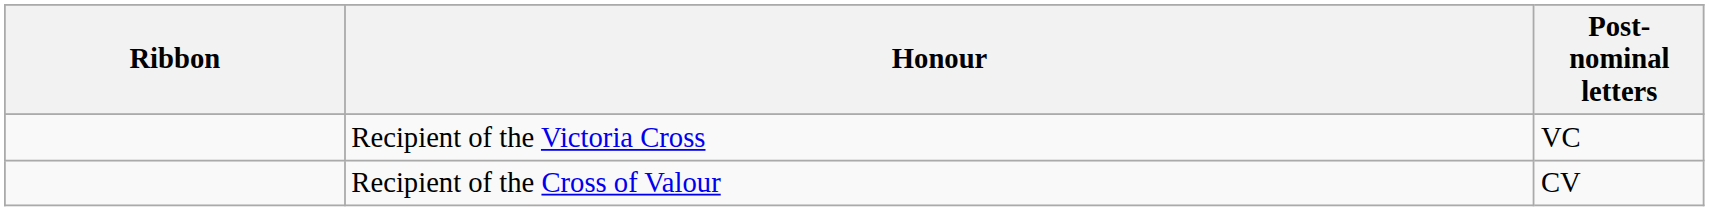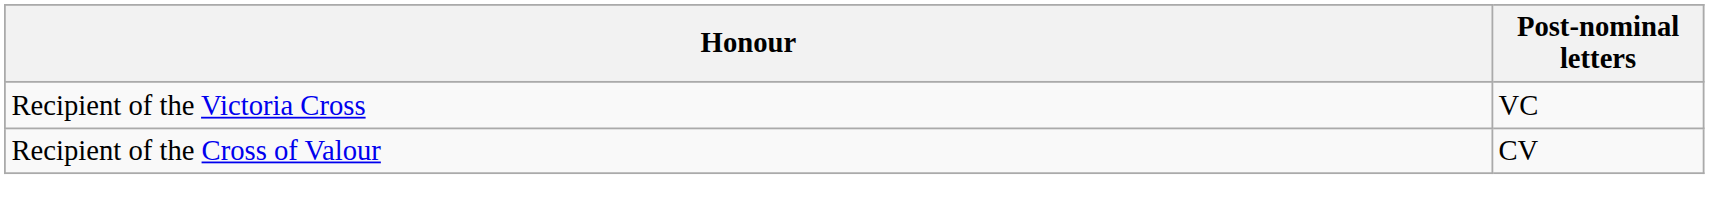- column: (175, 59)
